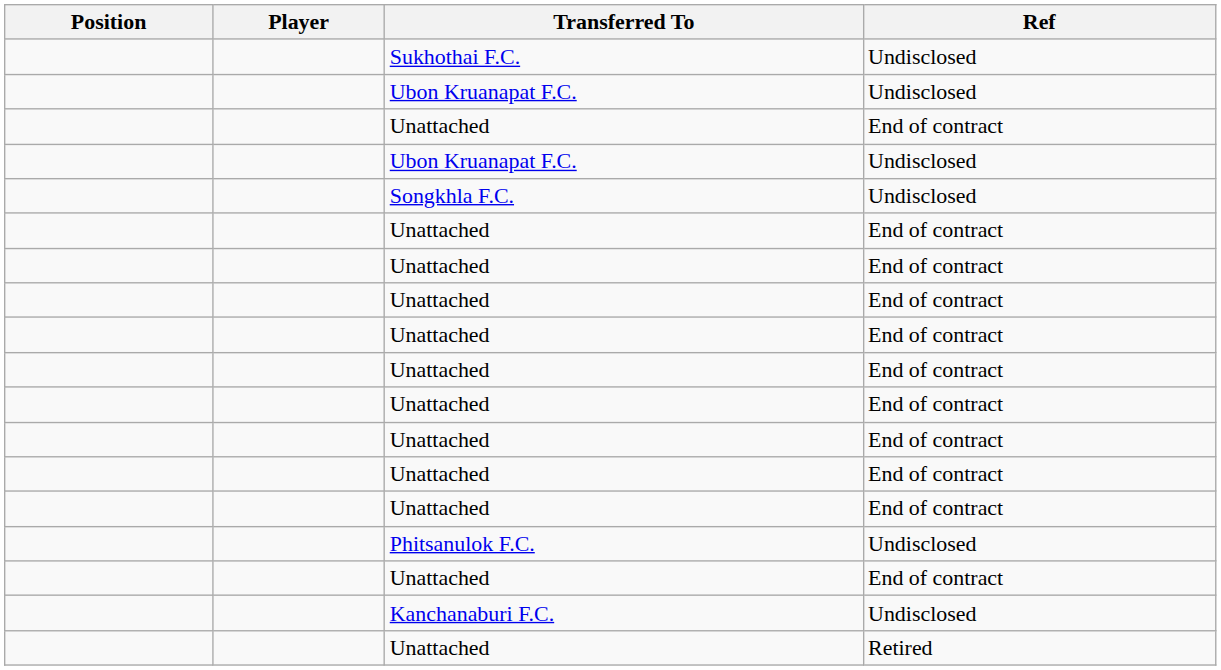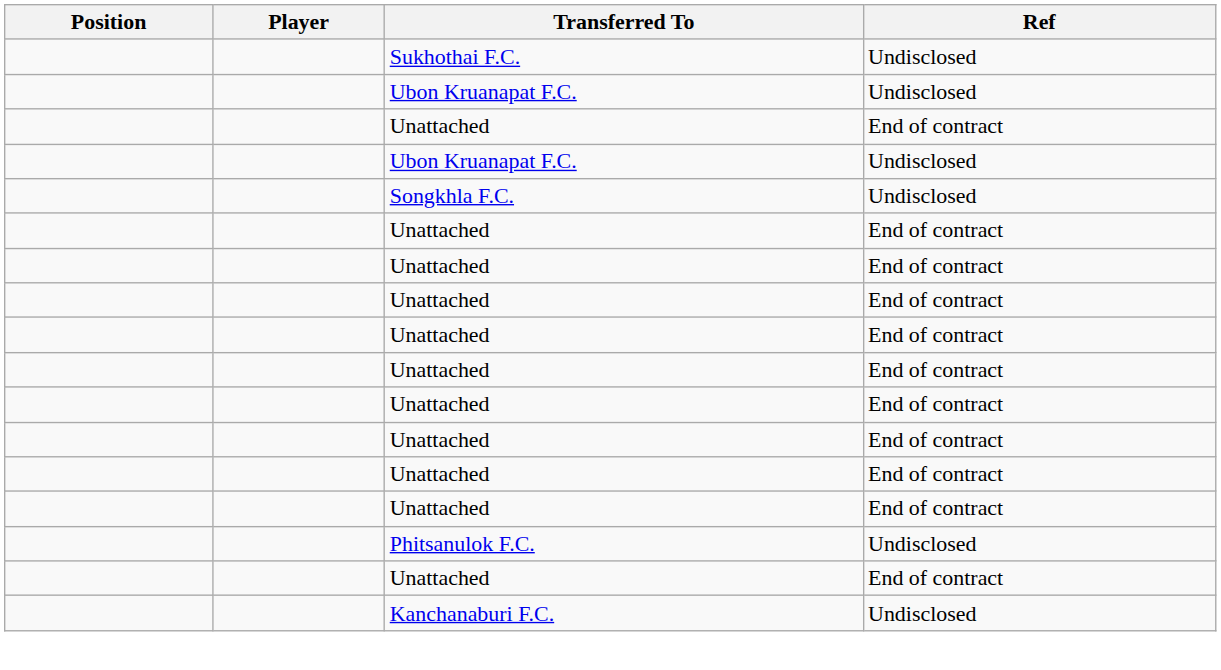- row: (440, 647)
